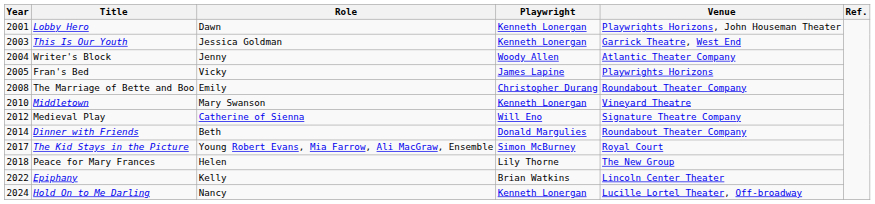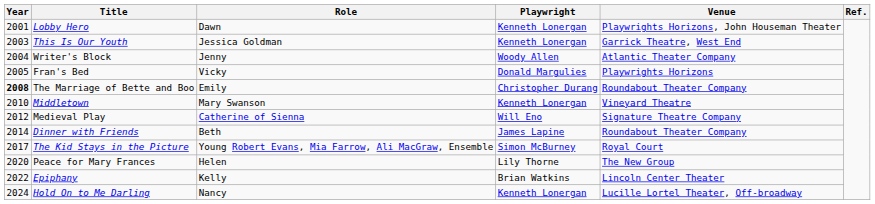(531, 72) James Lapine -> (542, 72) Donald Margulies
(18, 87) normal -> (18, 87) bold
(542, 132) Donald Margulies -> (531, 132) James Lapine
(18, 162) 2018 -> (18, 162) 2020
